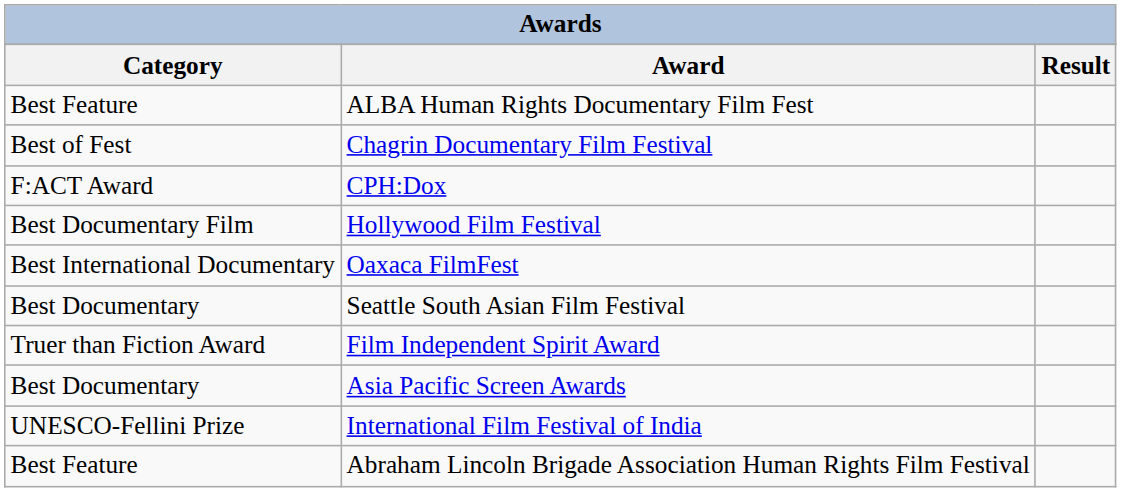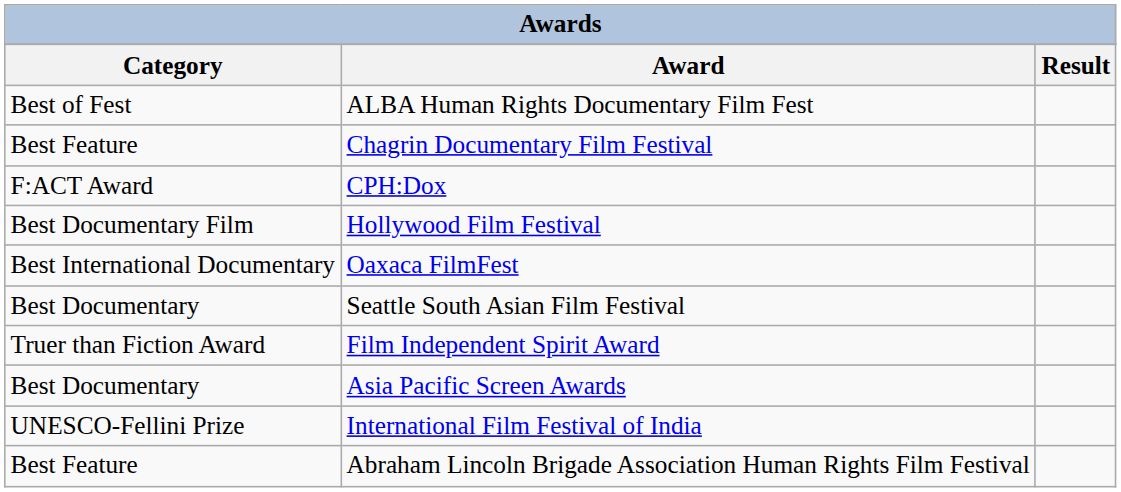(74, 104) Best Feature -> (71, 104) Best of Fest
(71, 144) Best of Fest -> (74, 144) Best Feature
